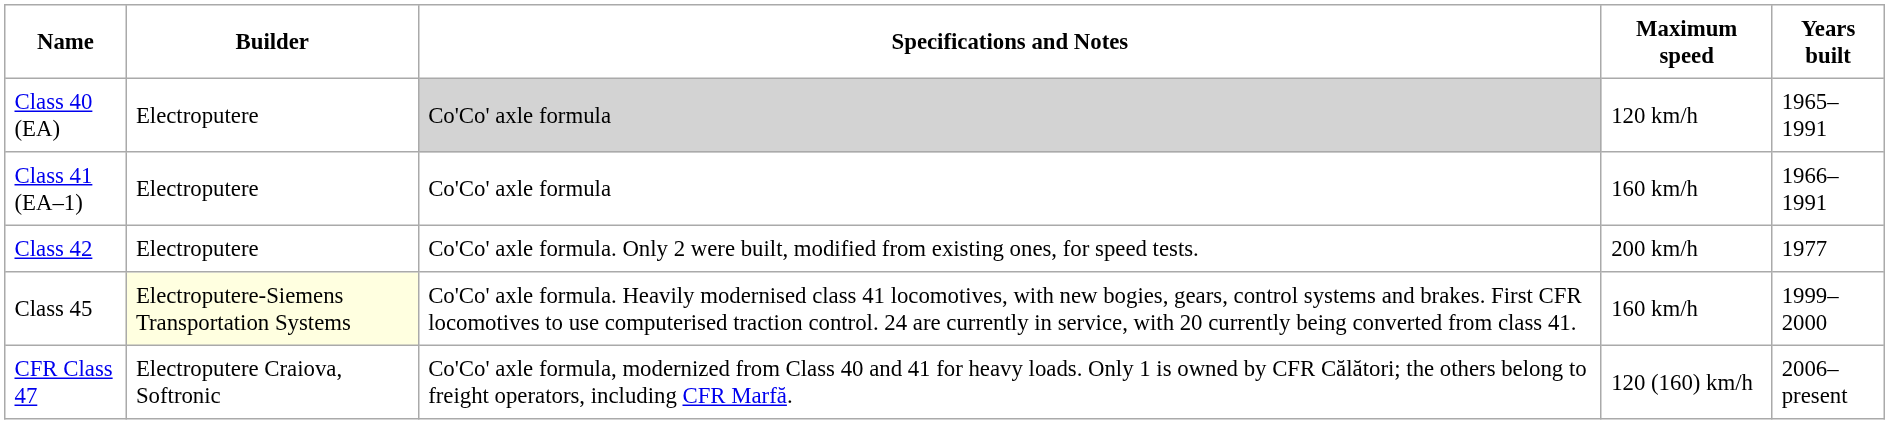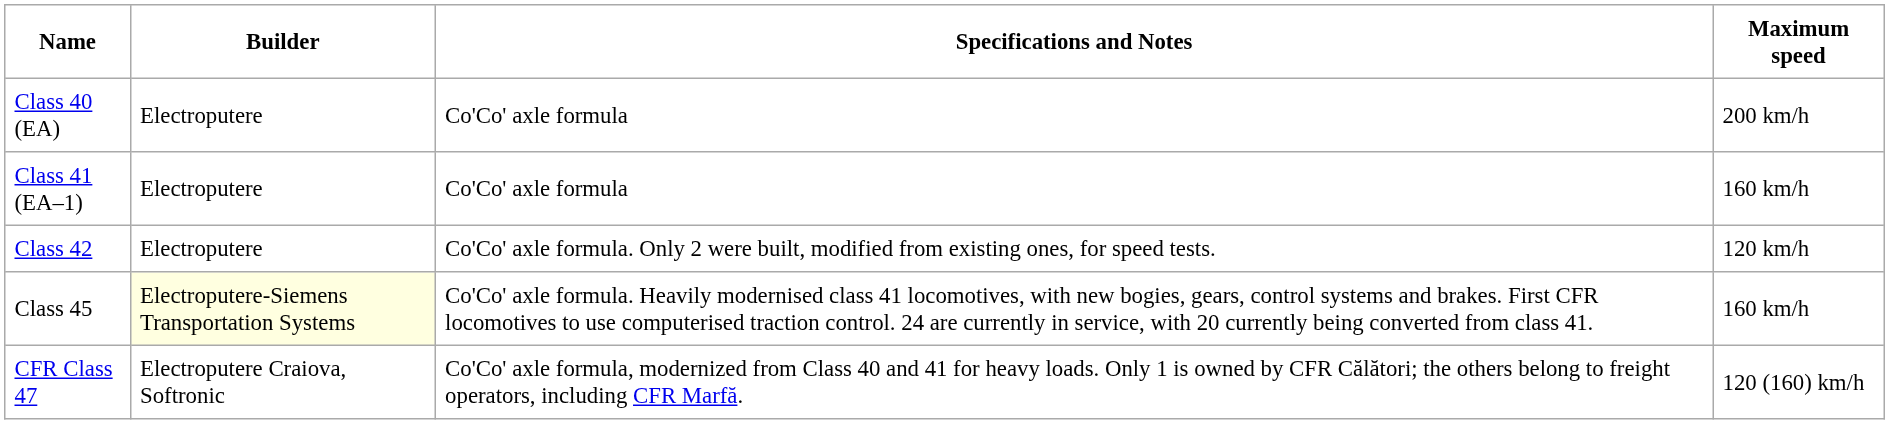- column: (1828, 41)
(520, 114) lightgrey background -> (537, 114) no background
(1655, 114) 120 km/h -> (1766, 114) 200 km/h
(1655, 248) 200 km/h -> (1766, 248) 120 km/h
